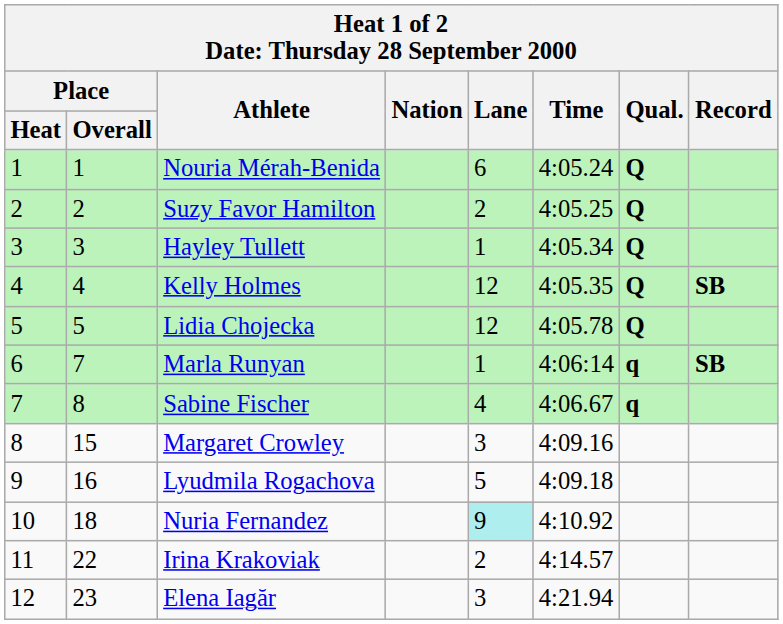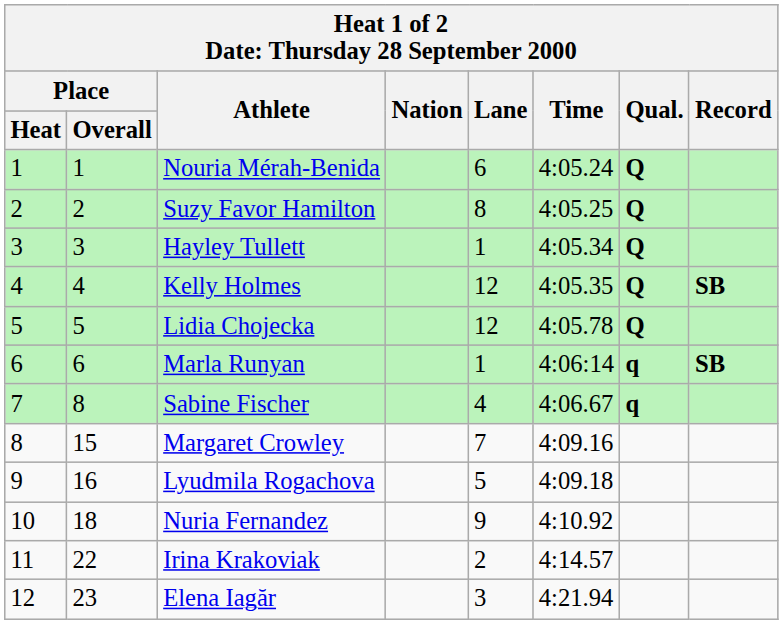(480, 208) 2 -> (480, 208) 8
(79, 364) 7 -> (79, 364) 6
(480, 442) 3 -> (480, 442) 7
(480, 520) paleturquoise background -> (480, 520) no background
